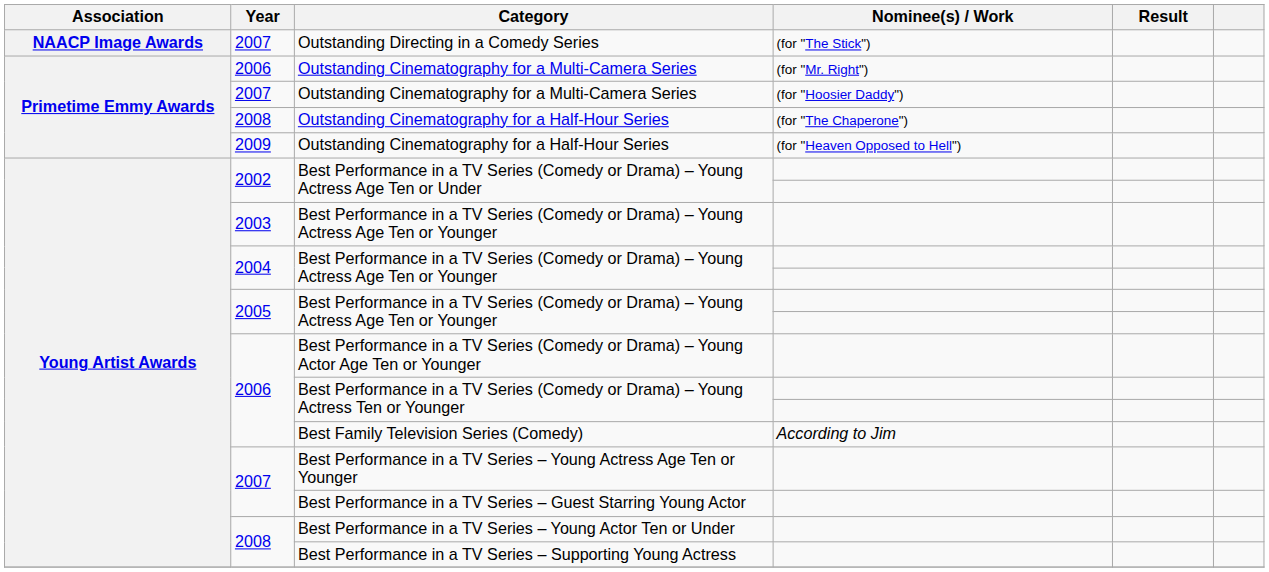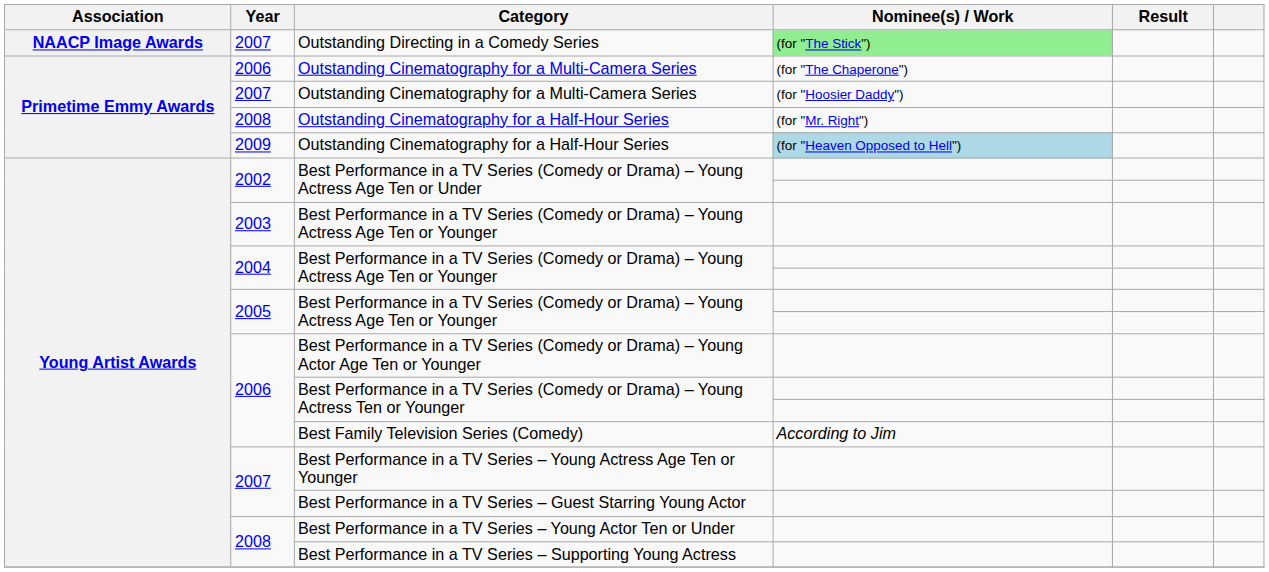(824, 43) no background -> (824, 43) lightgreen background
(822, 69) (for "Mr. Right") -> (842, 69) (for "The Chaperone")
(842, 120) (for "The Chaperone") -> (822, 120) (for "Mr. Right")
(869, 146) no background -> (869, 146) lightblue background
